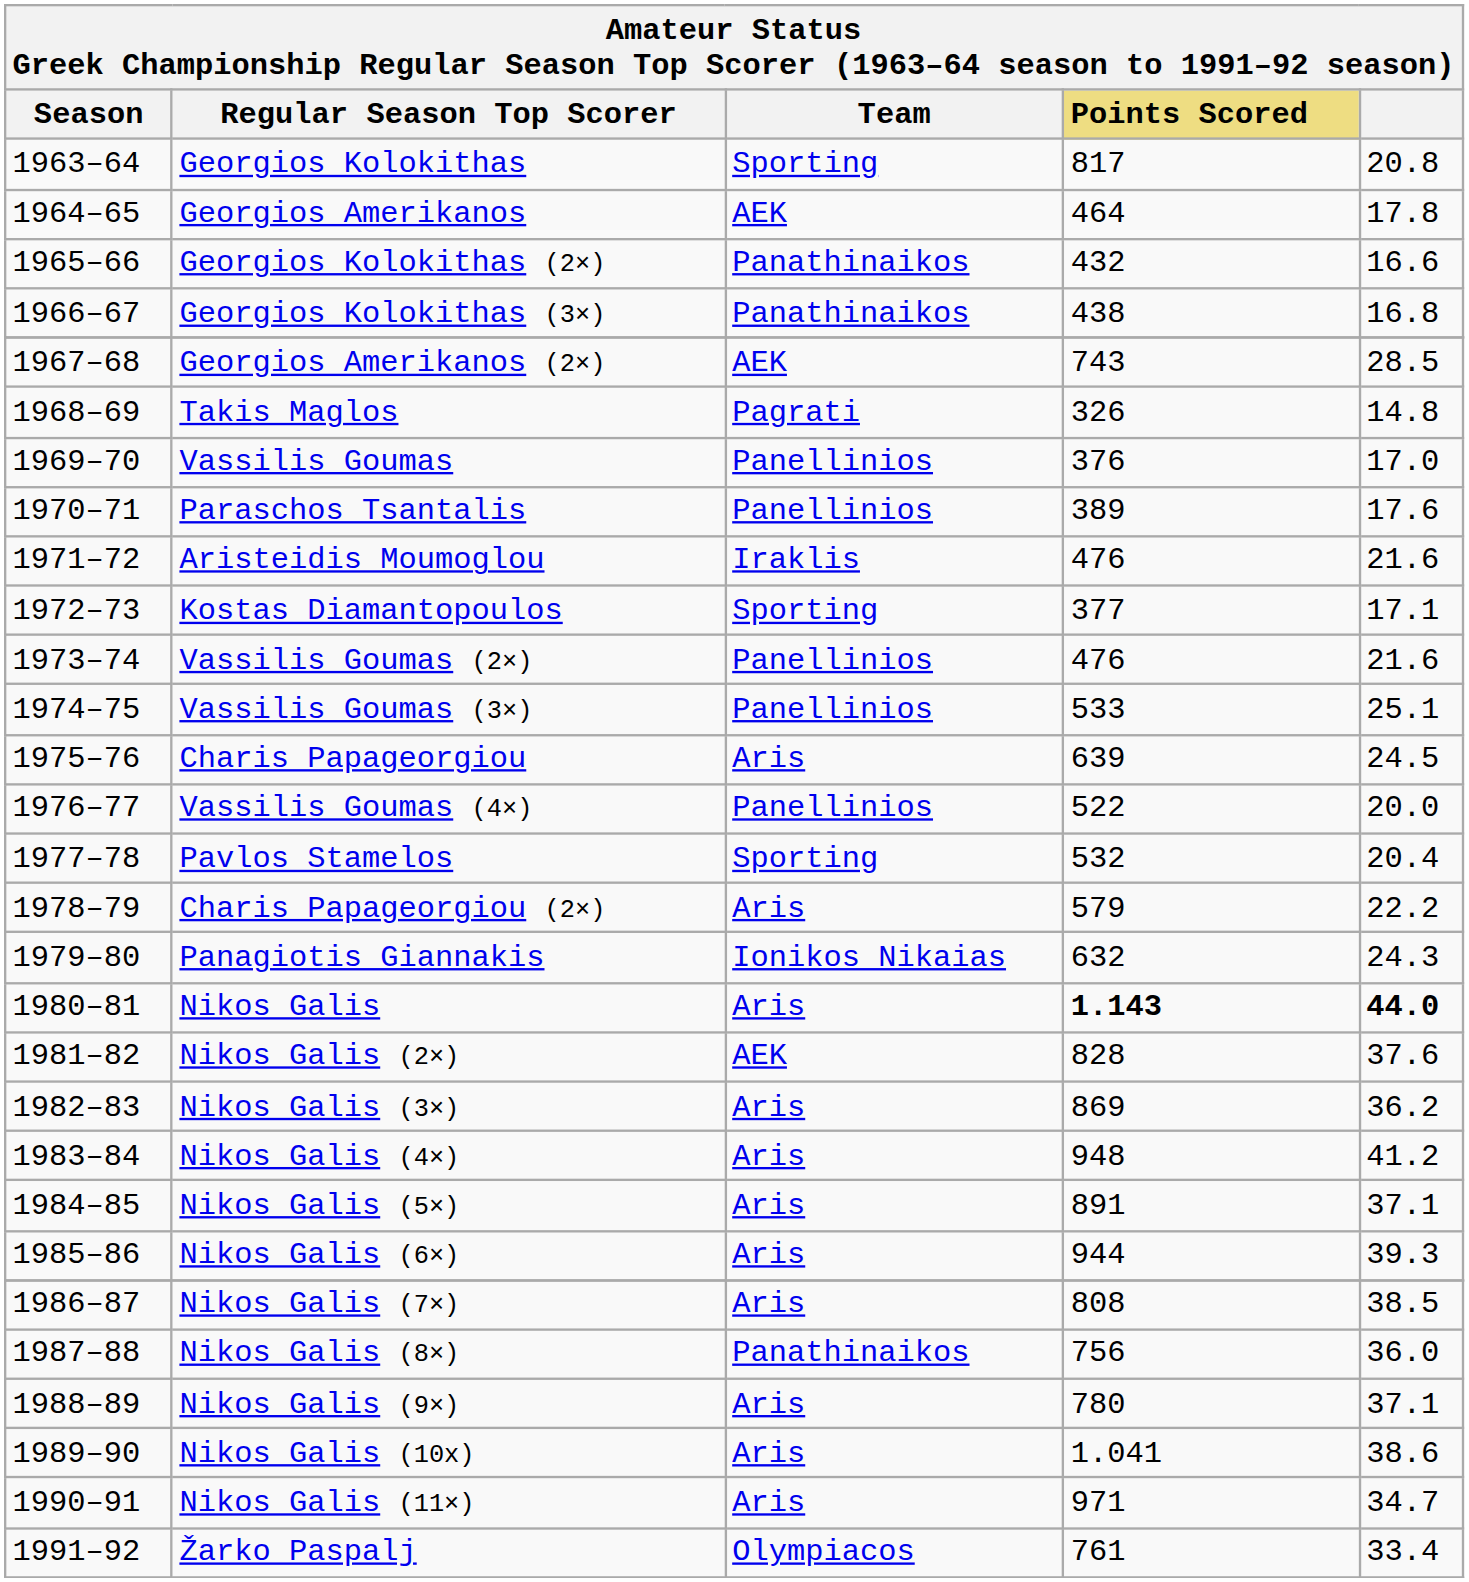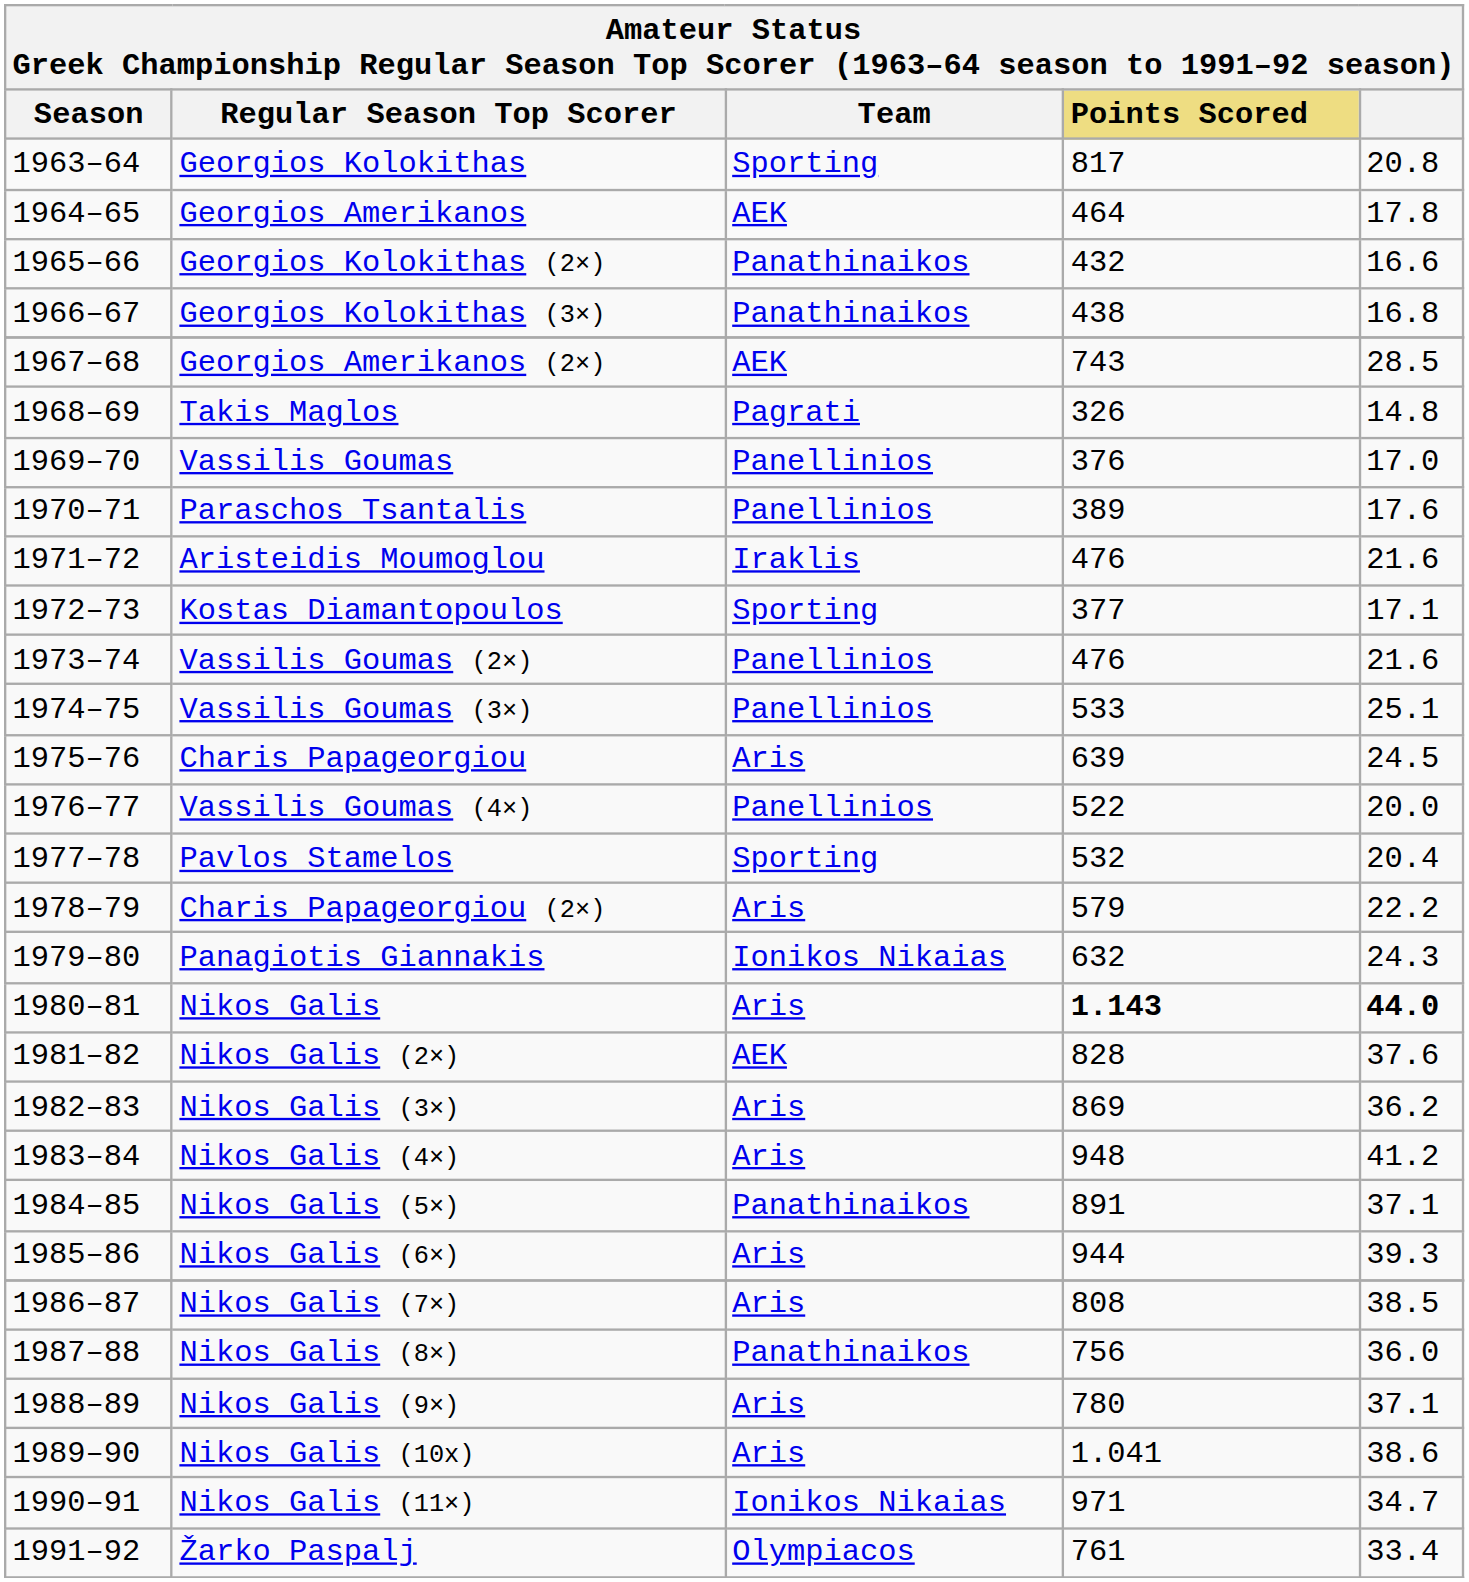(769, 1205) Aris -> (851, 1205) Panathinaikos
(769, 1503) Aris -> (869, 1503) Ionikos Nikaias
